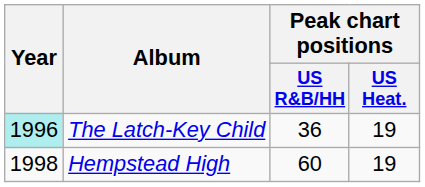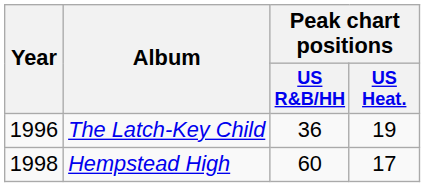(34, 130) paleturquoise background -> (34, 130) no background
(384, 164) 19 -> (384, 164) 17
